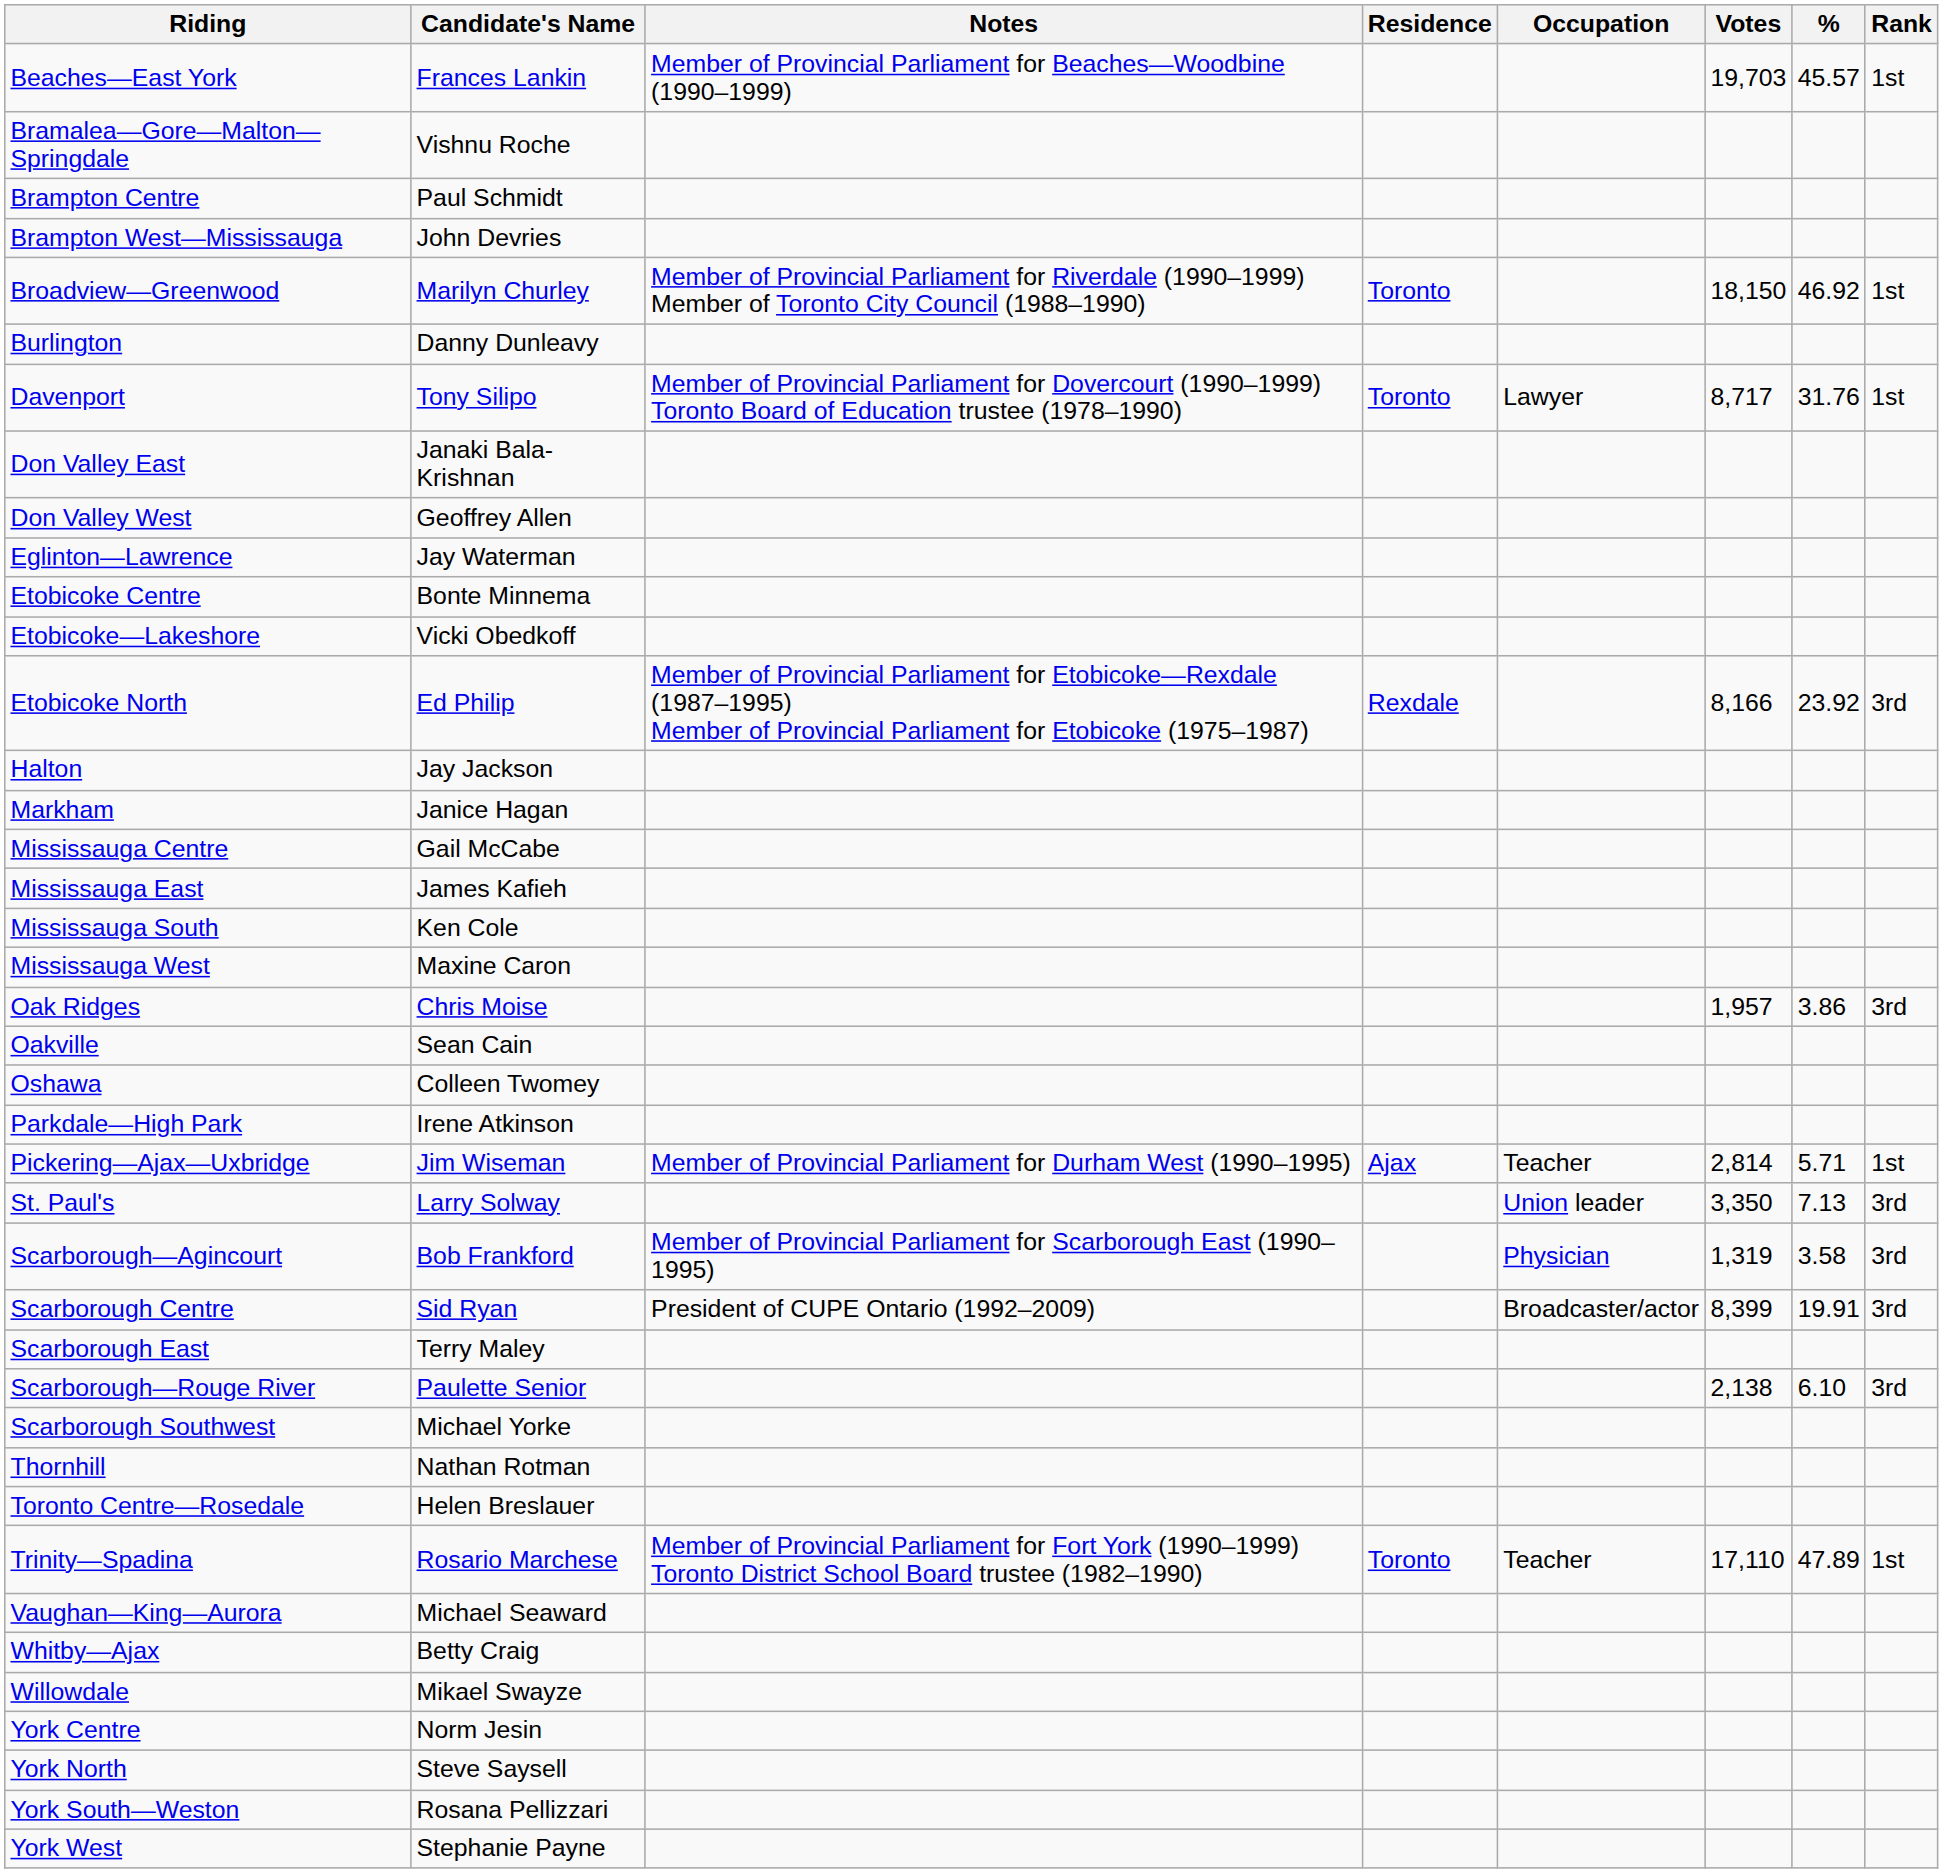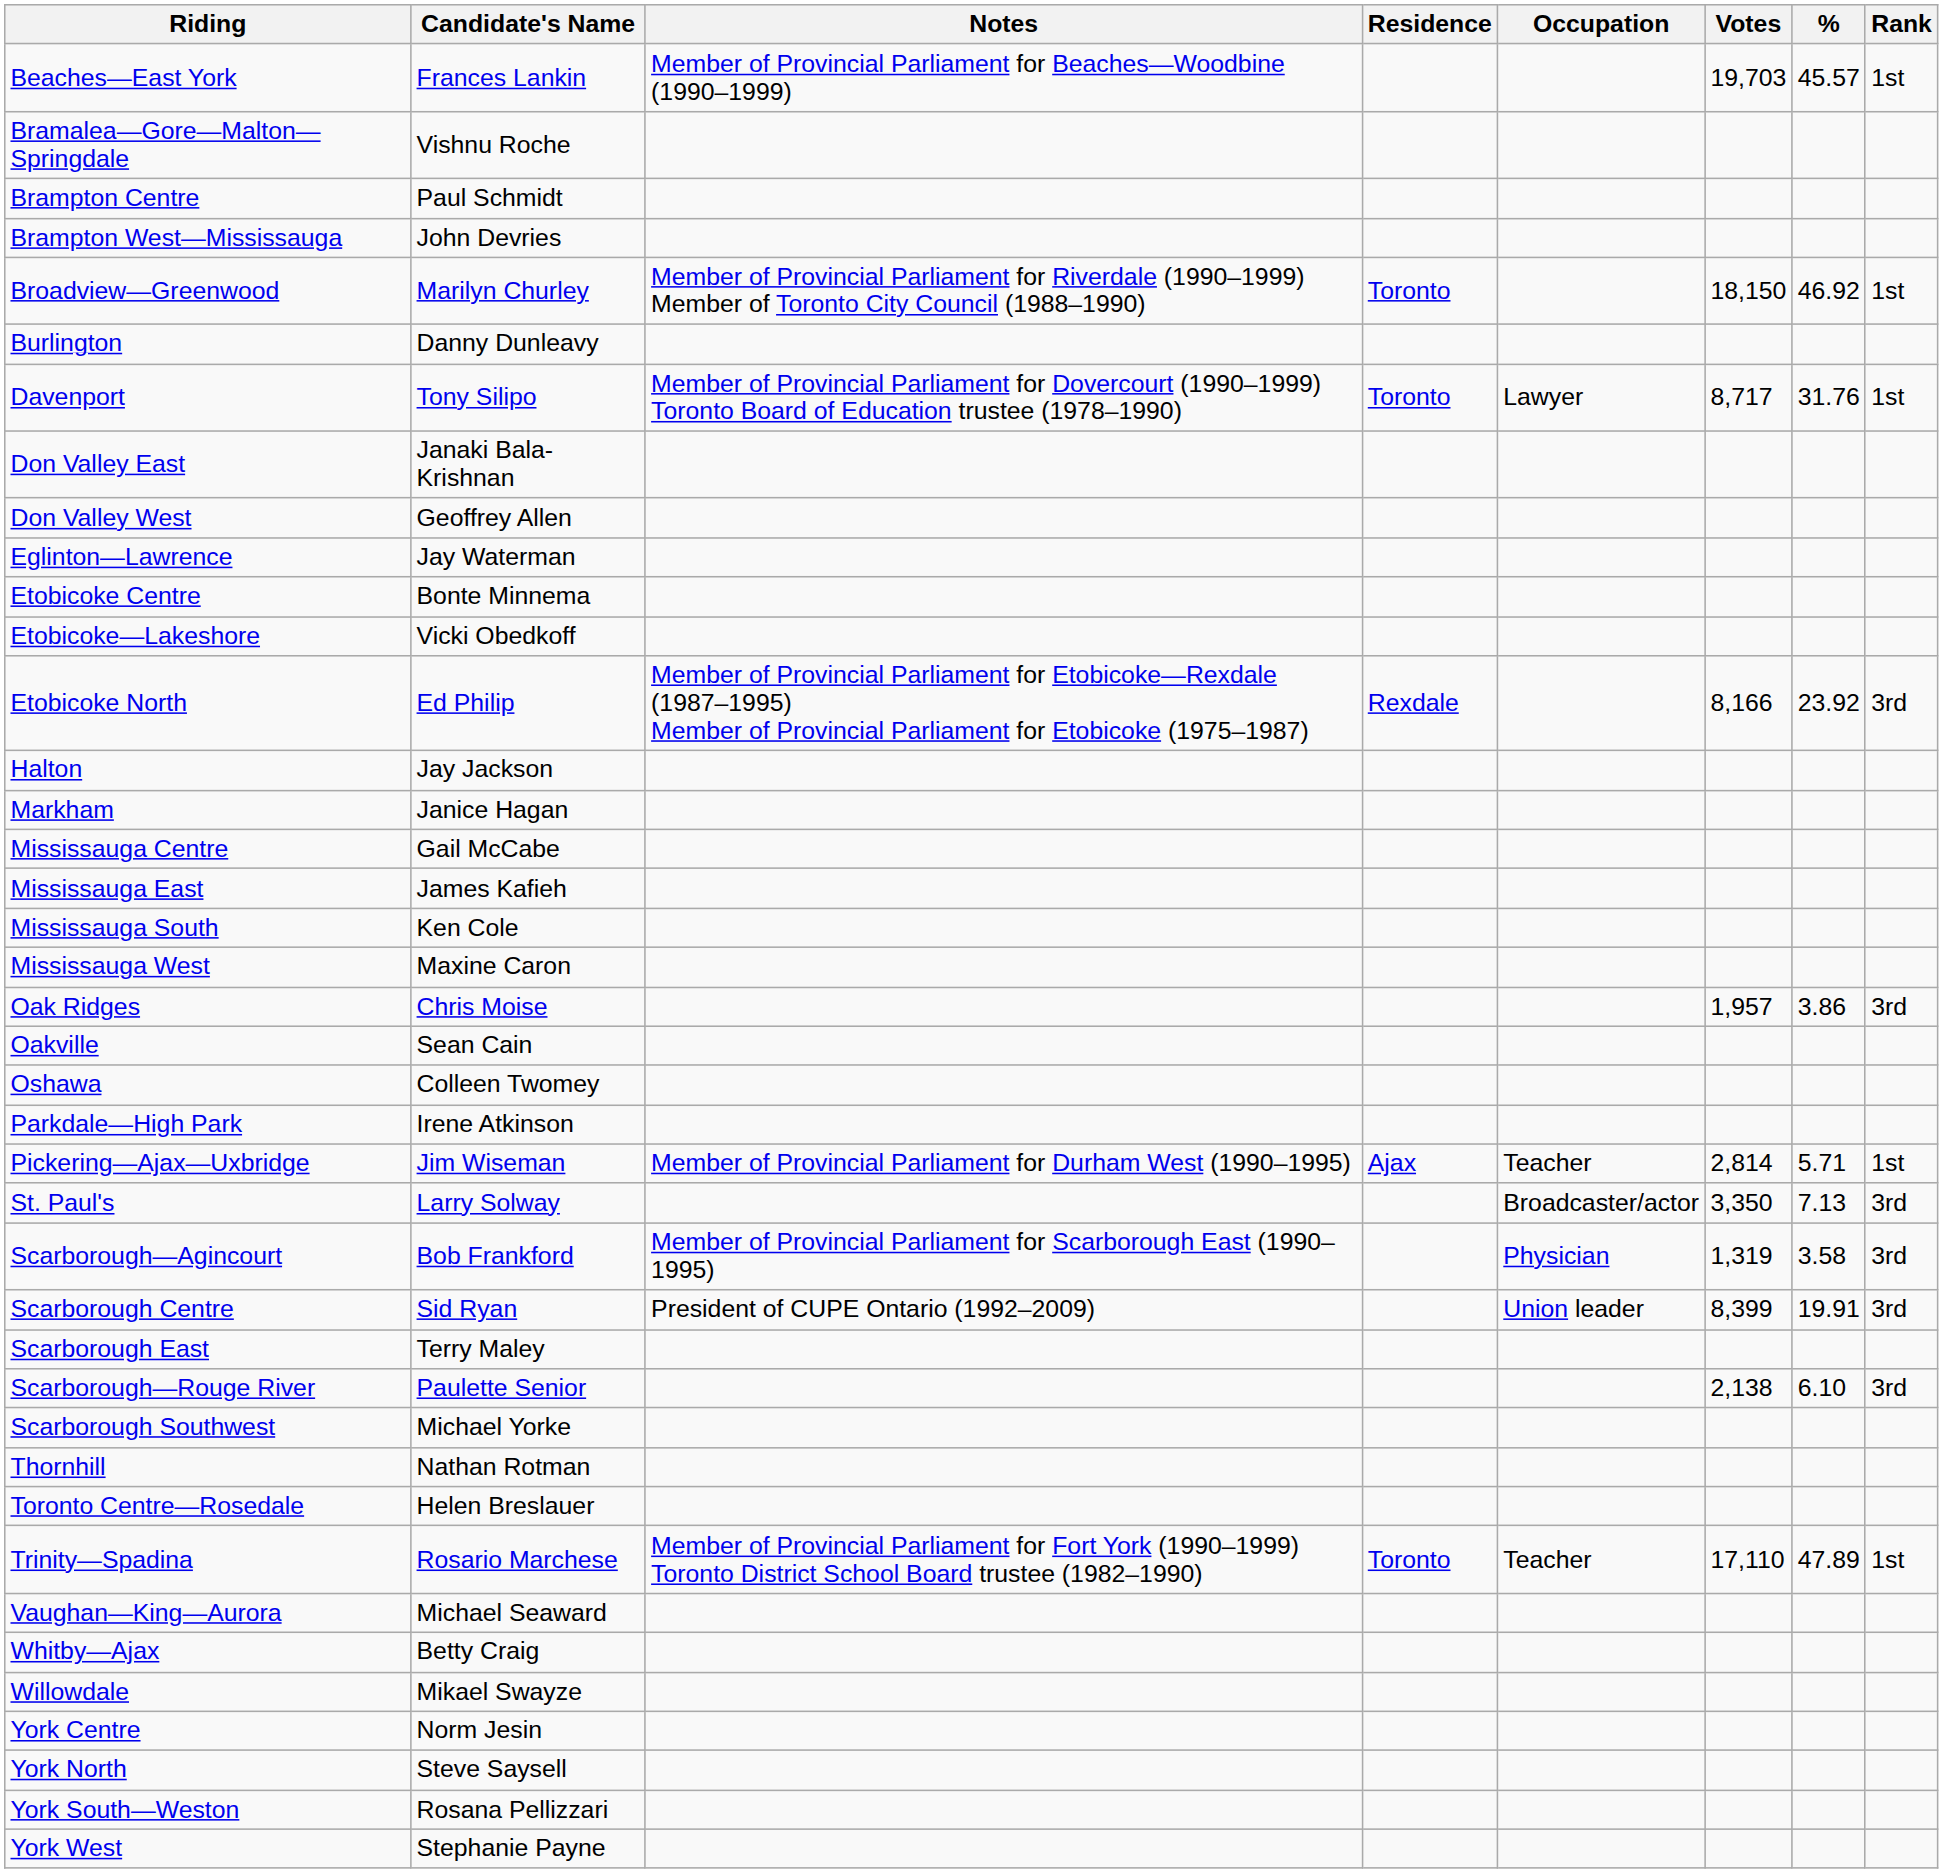(1574, 1202) Union leader -> (1601, 1202) Broadcaster/actor
(1601, 1309) Broadcaster/actor -> (1574, 1309) Union leader
